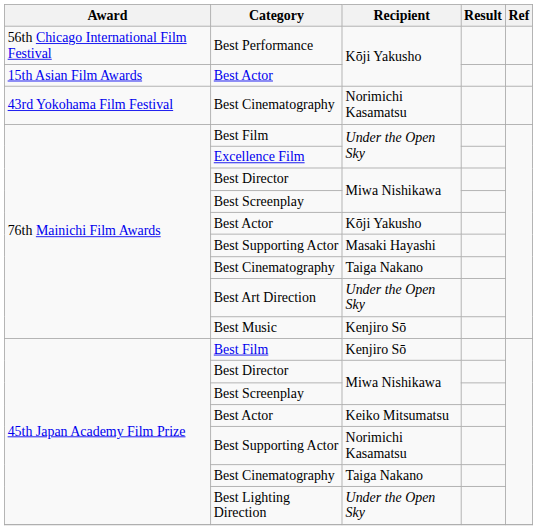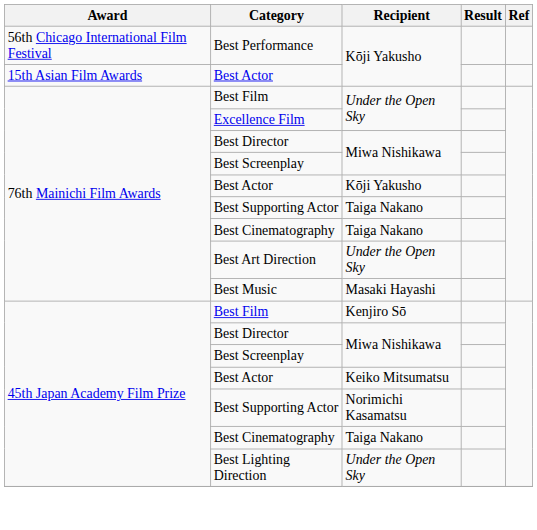- row: (90, 105)
(391, 245) Masaki Hayashi -> (384, 207) Taiga Nakano
(376, 327) Kenjiro Sō -> (391, 289) Masaki Hayashi
